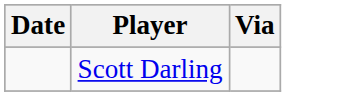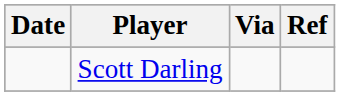+ column: (307, 25)
